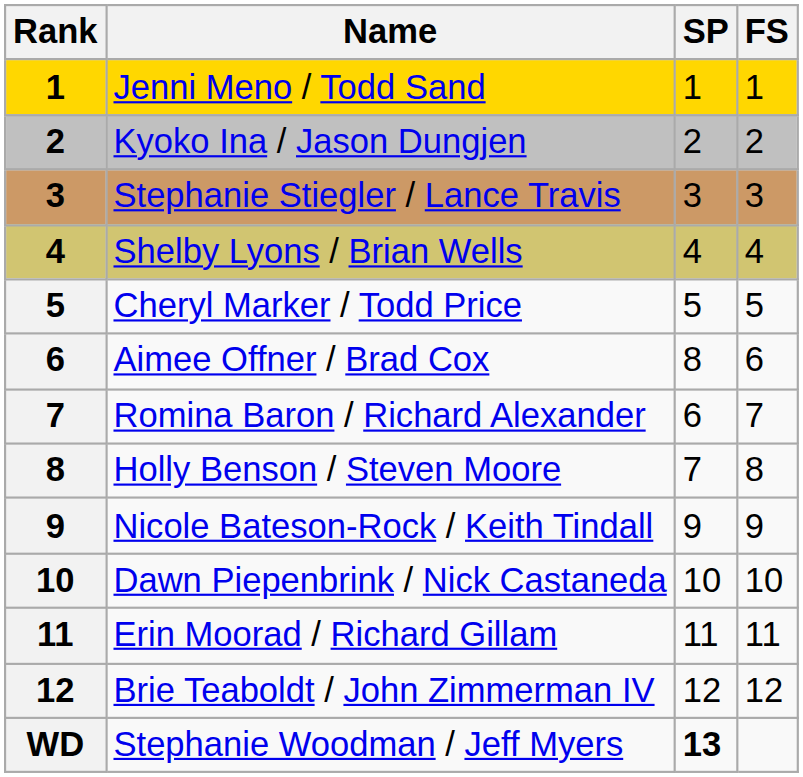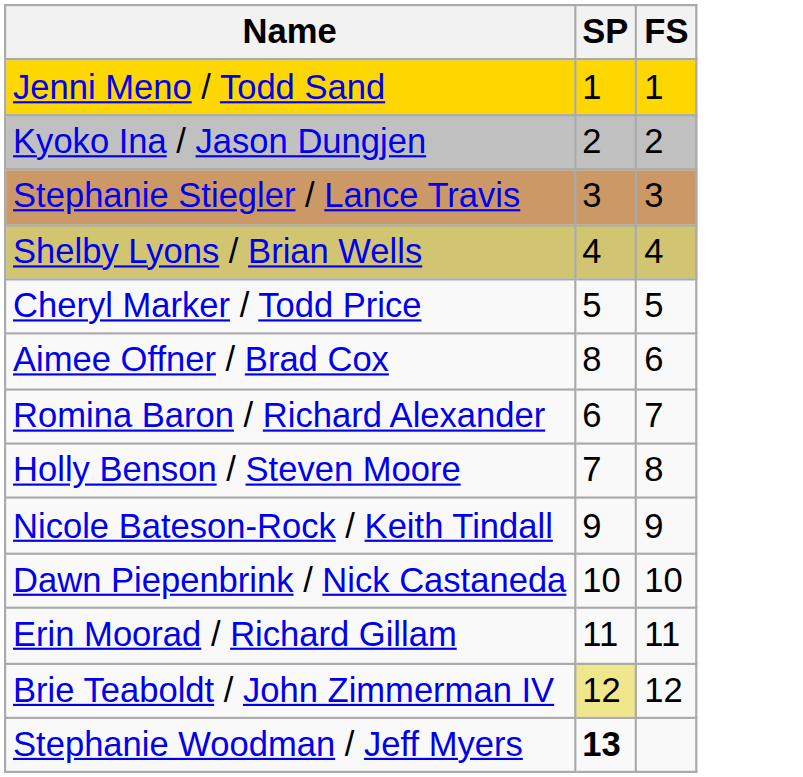- column: (55, 31)
(702, 689) no background -> (601, 689) khaki background
